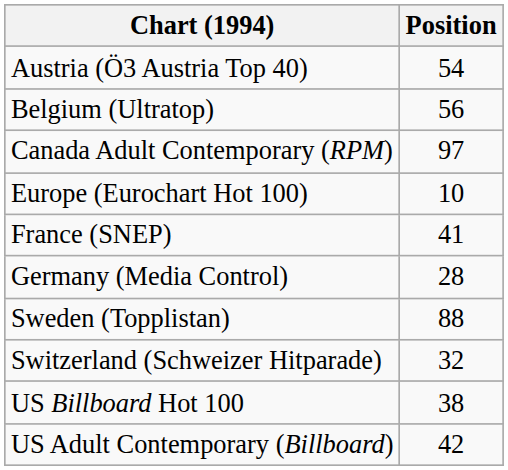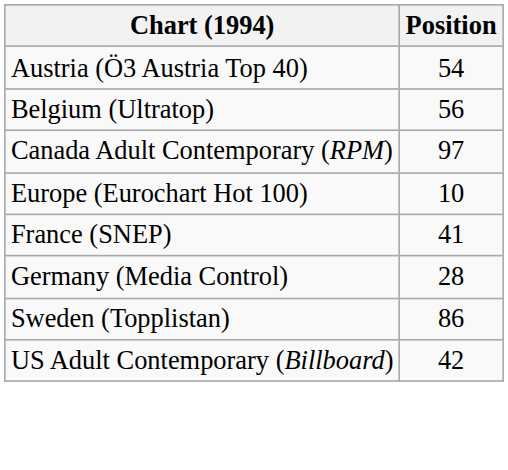(451, 318) 88 -> (451, 318) 86
- row: (196, 360)
- row: (127, 402)
